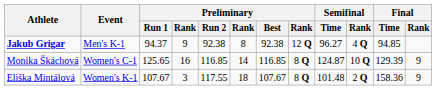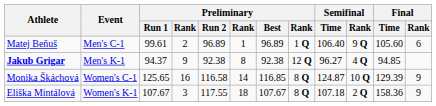+ row: (32, 44)
(214, 61) 116.85 -> (214, 77) 116.58
(331, 77) 101.48 -> (331, 94) 107.18
